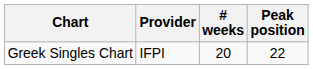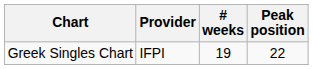(223, 53) 20 -> (223, 53) 19
